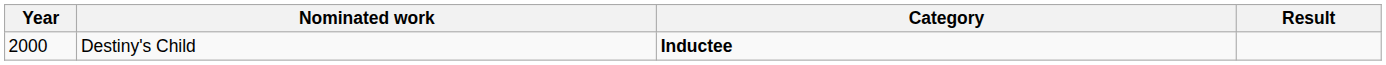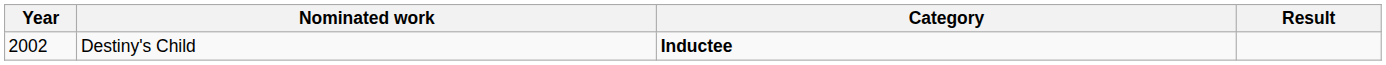(28, 45) 2000 -> (28, 45) 2002
